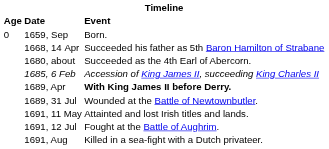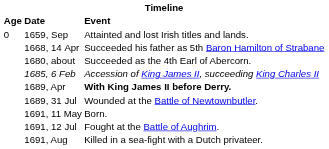(96, 34) Born. -> (166, 34) Attainted and lost Irish titles and lands.
(166, 114) Attainted and lost Irish titles and lands. -> (96, 114) Born.
